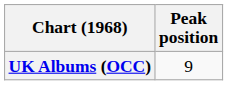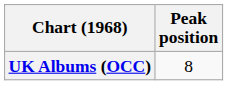(189, 65) 9 -> (189, 65) 8
